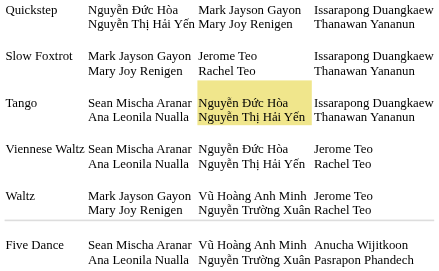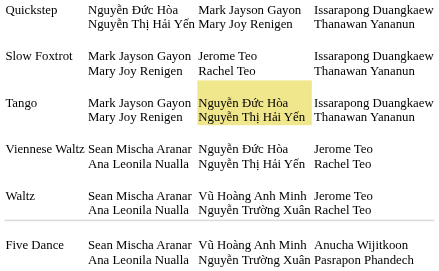(140, 110) Sean Mischa Aranar Ana Leonila Nualla -> (140, 110) Mark Jayson Gayon Mary Joy Renigen
(140, 202) Mark Jayson Gayon Mary Joy Renigen -> (140, 202) Sean Mischa Aranar Ana Leonila Nualla
